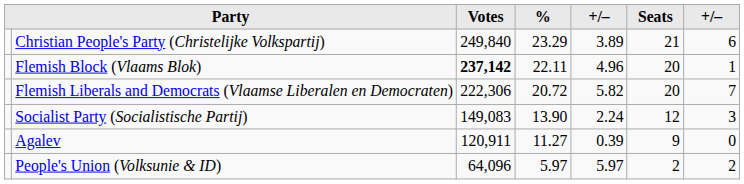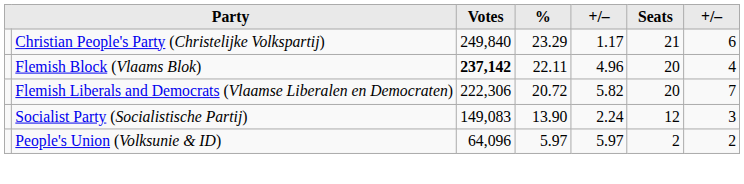(610, 41) 3.89 -> (610, 41) 1.17
(732, 66) 1 -> (732, 66) 4
- row: (38, 141)
